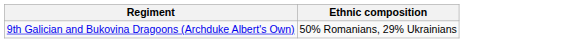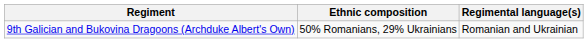+ column: (521, 12)
